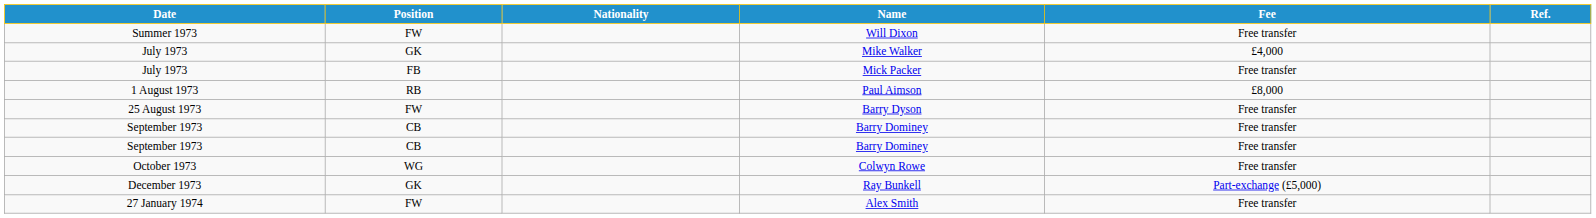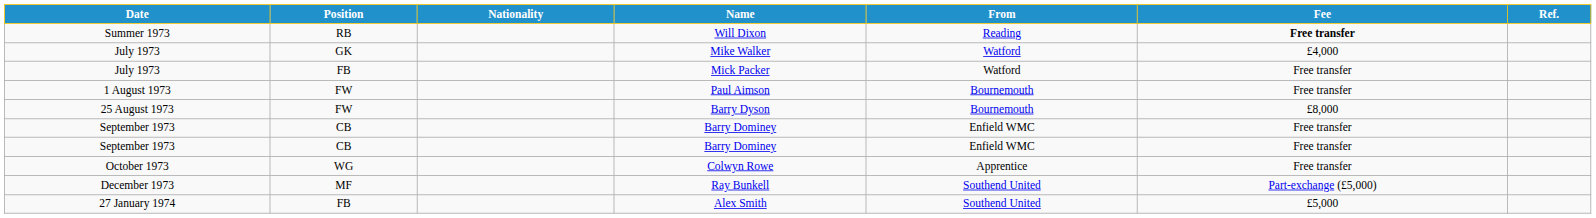+ column: (1002, 14)
(414, 33) FW -> (344, 33) RB
(1267, 33) normal -> (1322, 33) bold
(414, 90) RB -> (344, 90) FW
(1267, 90) £8,000 -> (1322, 90) Free transfer
(1267, 109) Free transfer -> (1322, 109) £8,000
(414, 185) GK -> (344, 185) MF
(414, 204) FW -> (344, 204) FB
(1267, 204) Free transfer -> (1322, 204) £5,000
